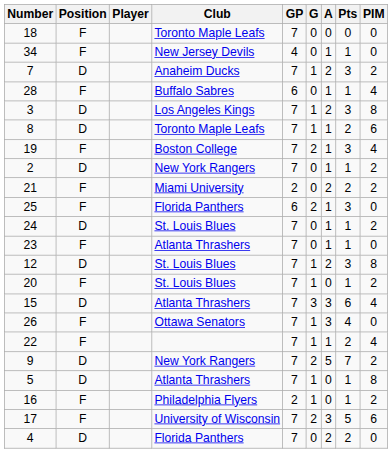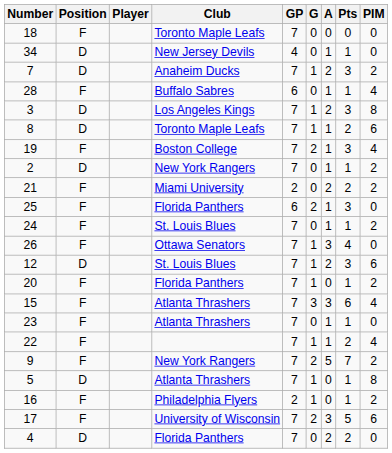(83, 52) F -> (83, 52) D
(83, 226) D -> (83, 226) F
rows swapped: (30, 322) <-> (30, 245)
(374, 264) 8 -> (374, 264) 6
(195, 284) St. Louis Blues -> (199, 284) Florida Panthers
(83, 303) D -> (83, 303) F
(83, 361) D -> (83, 361) F
